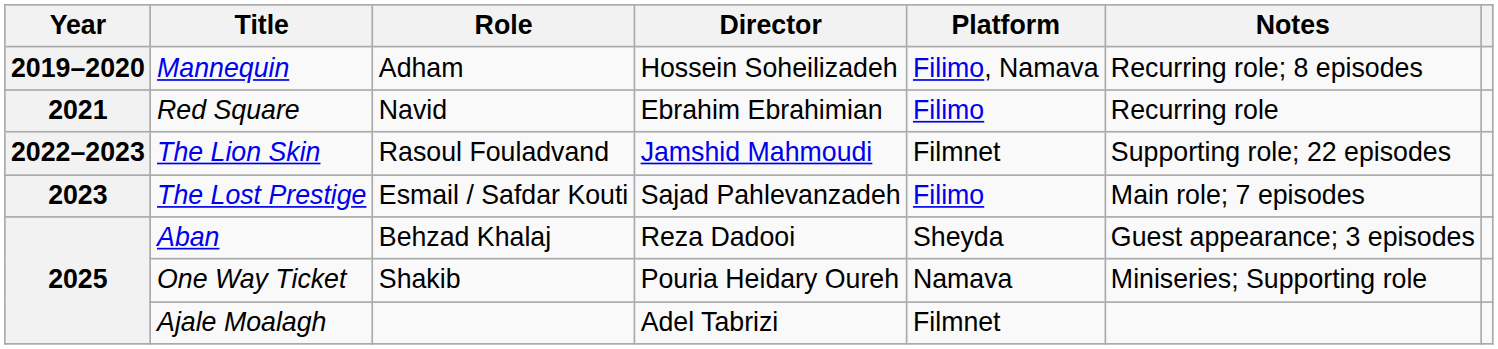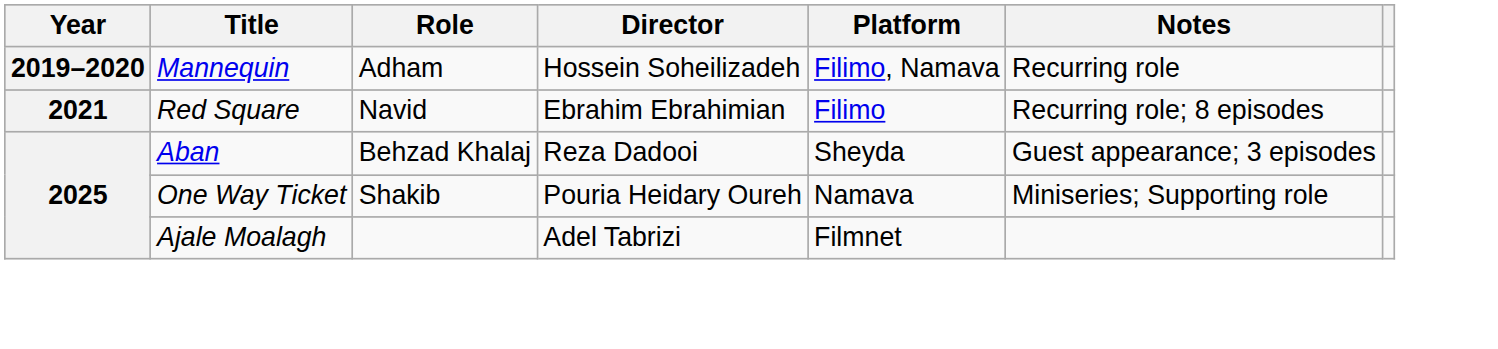(1267, 68) Recurring role; 8 episodes -> (1096, 68) Recurring role
(1195, 110) Recurring role -> (1168, 110) Recurring role; 8 episodes
- row: (239, 152)
- row: (262, 195)
